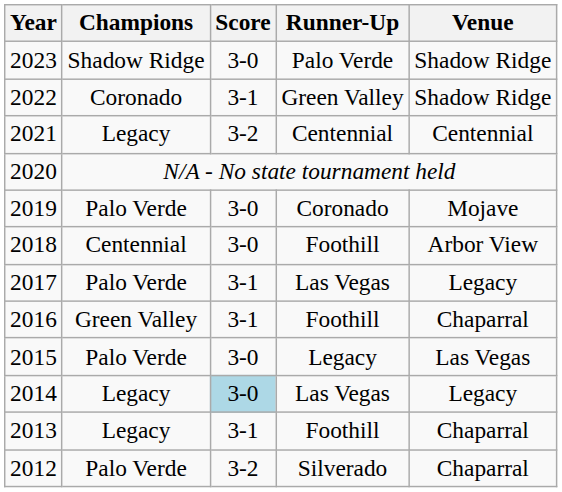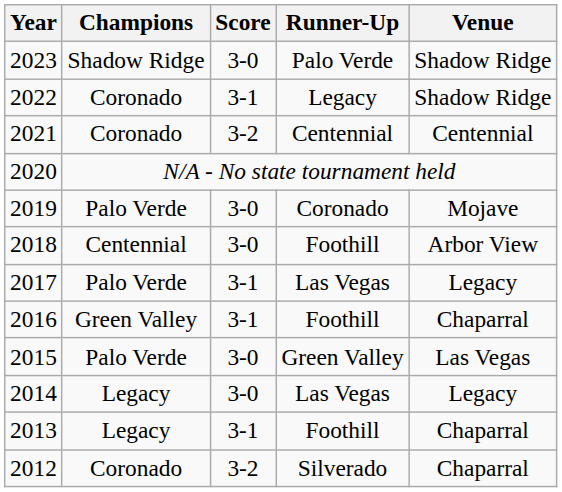(343, 97) Green Valley -> (343, 97) Legacy
(136, 134) Legacy -> (136, 134) Coronado
(343, 356) Legacy -> (343, 356) Green Valley
(243, 393) lightblue background -> (243, 393) no background
(136, 467) Palo Verde -> (136, 467) Coronado
